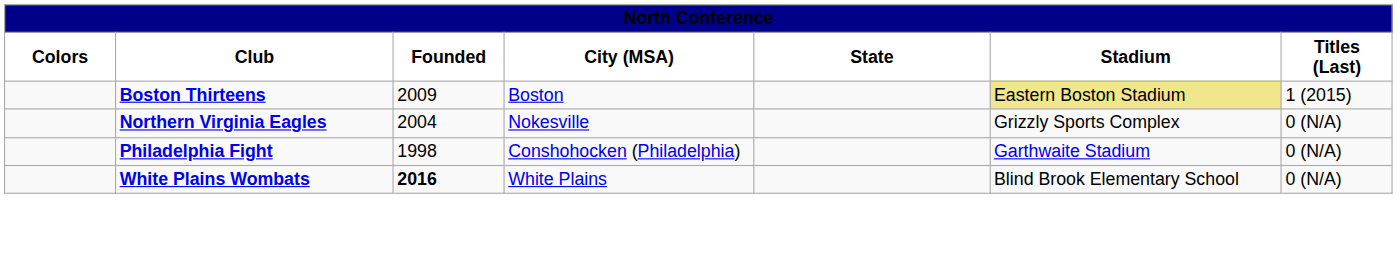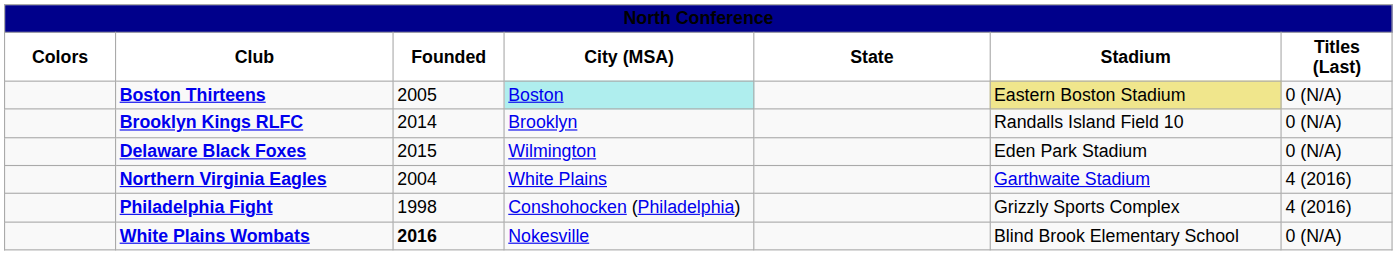(417, 94) 2009 -> (417, 94) 2005
(536, 94) no background -> (536, 94) paleturquoise background
(1319, 94) 1 (2015) -> (1314, 94) 0 (N/A)
+ row: (211, 123)
+ row: (213, 151)
(549, 123) Nokesville -> (558, 179) White Plains
(1087, 123) Grizzly Sports Complex -> (1072, 179) Garthwaite Stadium
(1314, 123) 0 (N/A) -> (1319, 179) 4 (2016)
(1072, 151) Garthwaite Stadium -> (1087, 207) Grizzly Sports Complex
(1314, 151) 0 (N/A) -> (1319, 207) 4 (2016)
(558, 179) White Plains -> (549, 235) Nokesville
